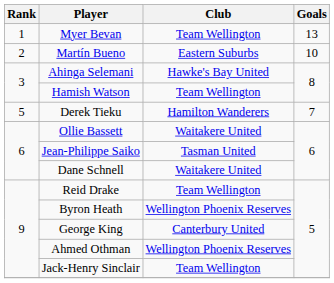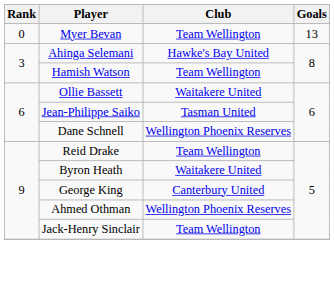(22, 33) 1 -> (22, 33) 0
- row: (91, 53)
- row: (91, 111)
(218, 170) Waitakere United -> (218, 131) Wellington Phoenix Reserves
(218, 209) Wellington Phoenix Reserves -> (218, 170) Waitakere United
